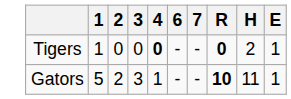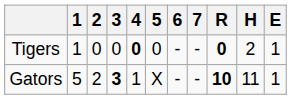+ column: (157, 19)
(138, 79) normal -> (116, 79) bold
